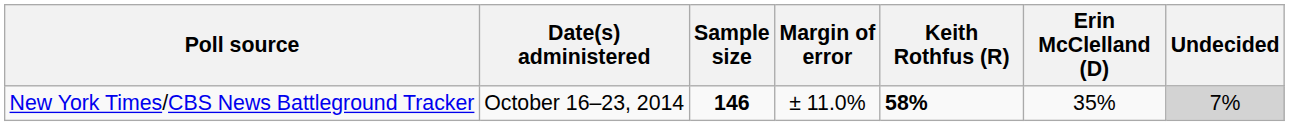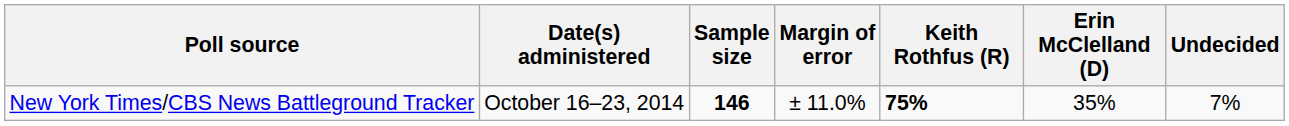(906, 103) 58% -> (906, 103) 75%
(1225, 103) lightgrey background -> (1225, 103) no background
